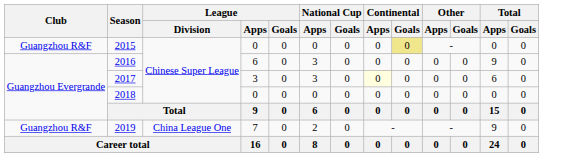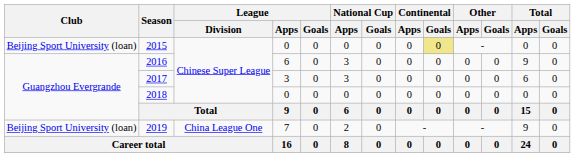(56, 45) Guangzhou R&F -> (72, 45) Beijing Sport University (loan)
(378, 78) lightyellow background -> (409, 78) no background
(56, 128) Guangzhou R&F -> (72, 128) Beijing Sport University (loan)
